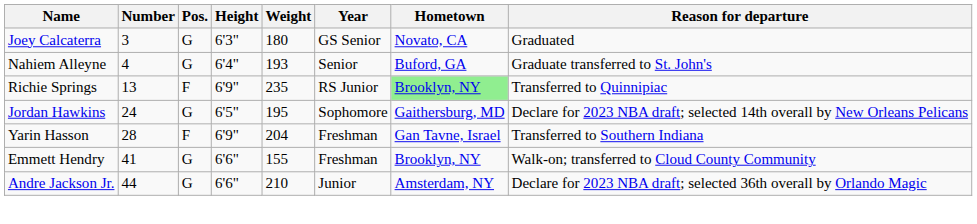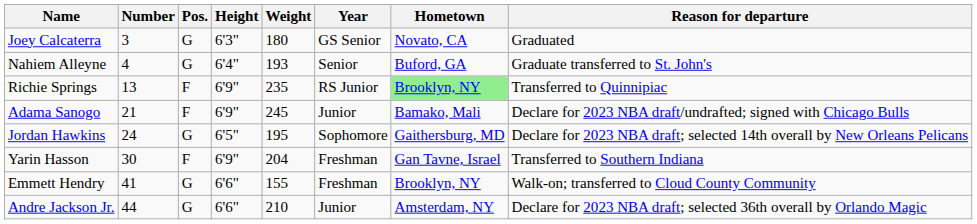+ row: (54, 111)
(129, 135) 28 -> (129, 159) 30
